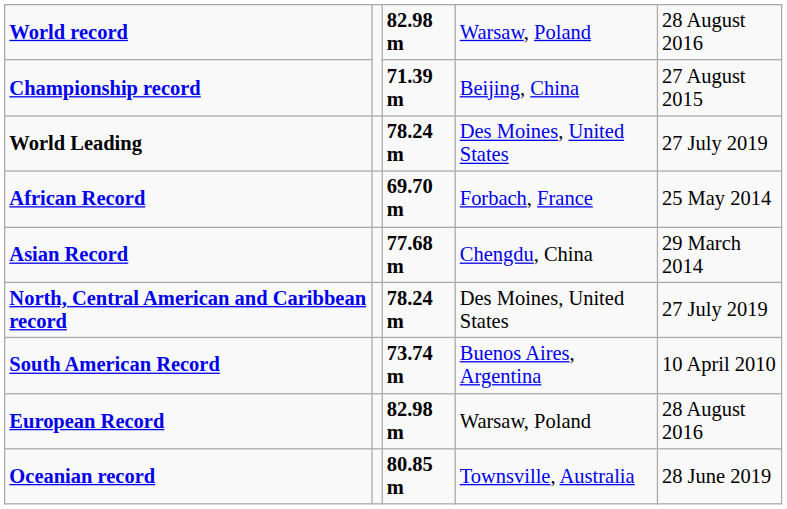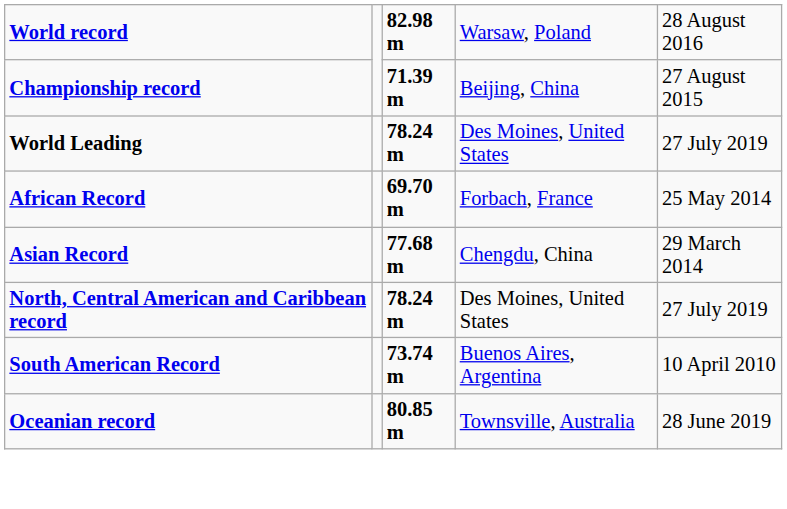- row: (87, 420)
